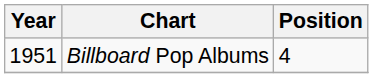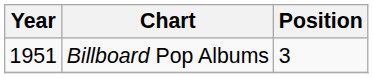(285, 55) 4 -> (285, 55) 3
